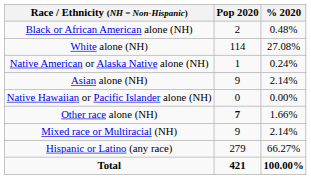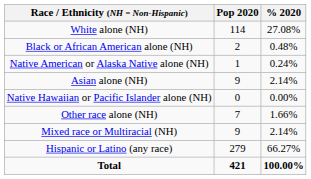rows swapped: (109, 47) <-> (109, 30)
(238, 115) bold -> (238, 115) normal
